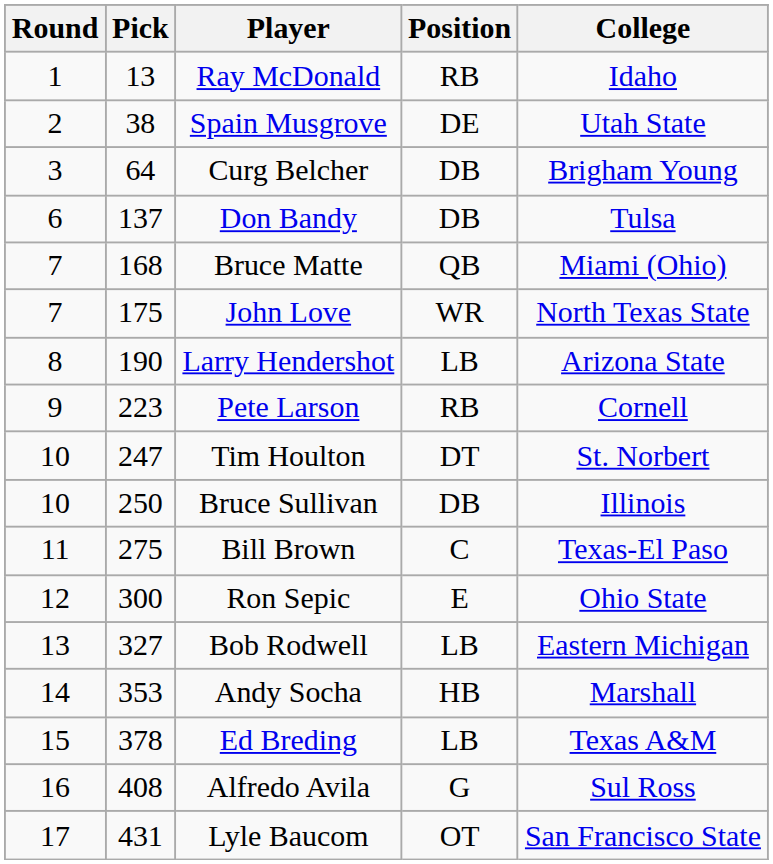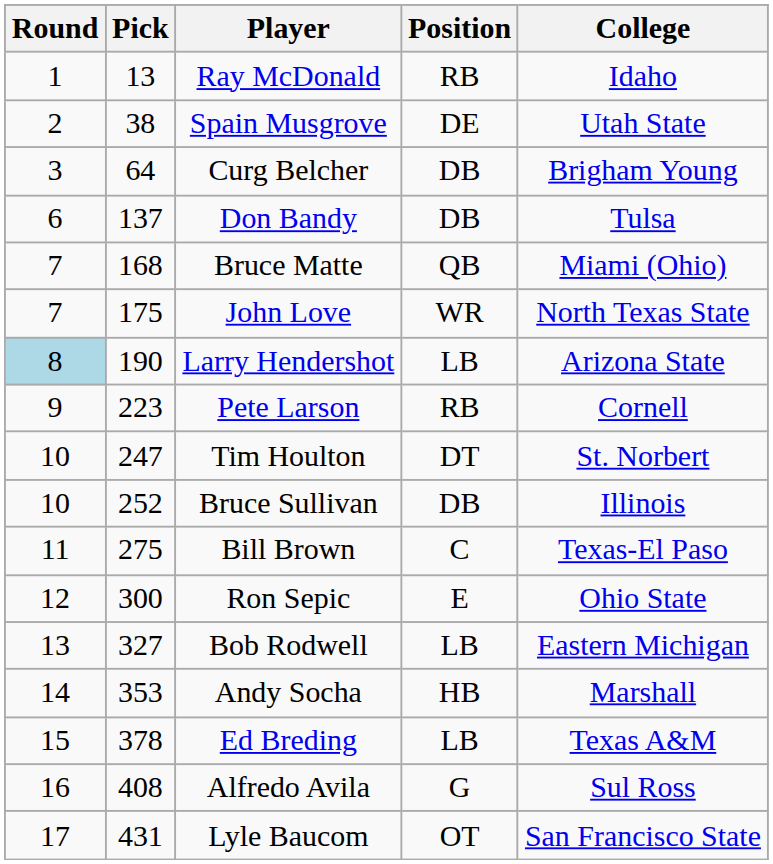(55, 360) no background -> (55, 360) lightblue background
(140, 502) 250 -> (140, 502) 252
